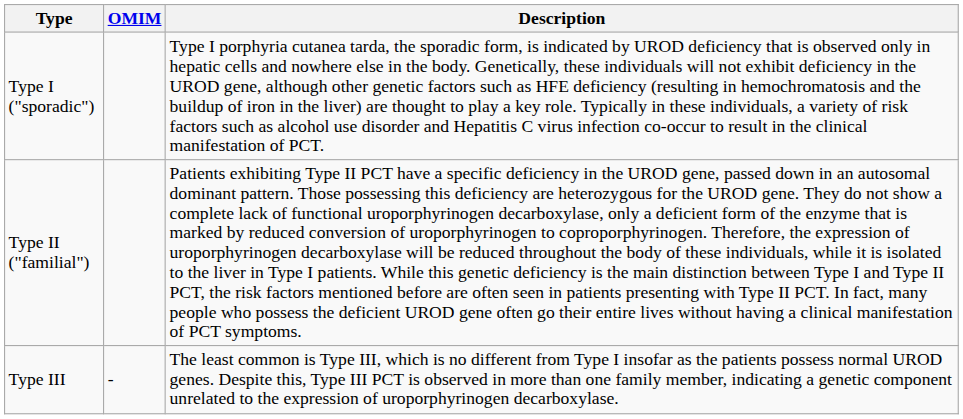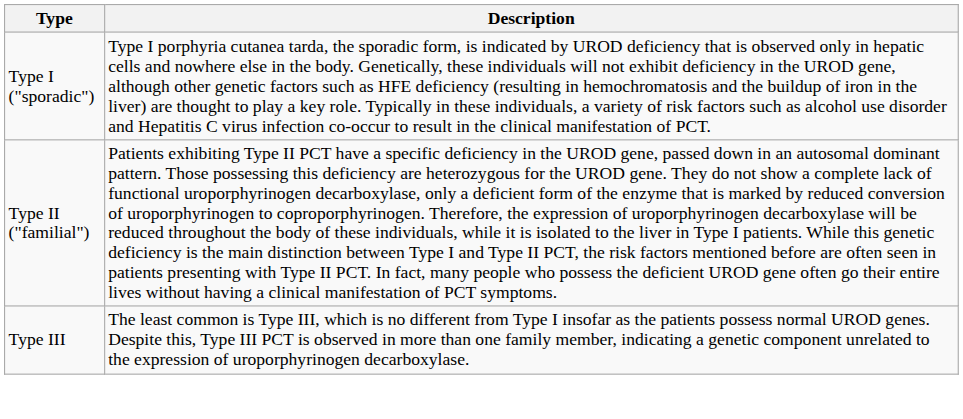- column: (135, 18)
